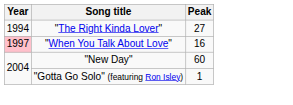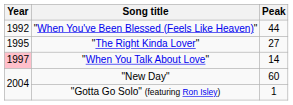+ row: (146, 28)
(18, 28) 1994 -> (18, 44) 1995
(200, 44) 16 -> (274, 60) 14
